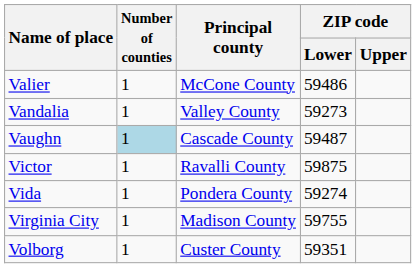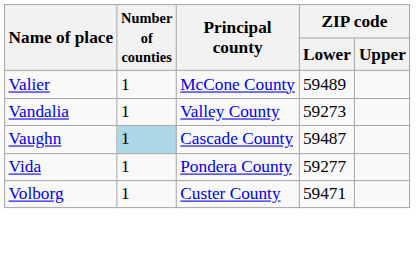(326, 84) 59486 -> (325, 84) 59489
- row: (30, 166)
(326, 194) 59274 -> (325, 166) 59277
- row: (54, 221)
(326, 248) 59351 -> (325, 194) 59471
